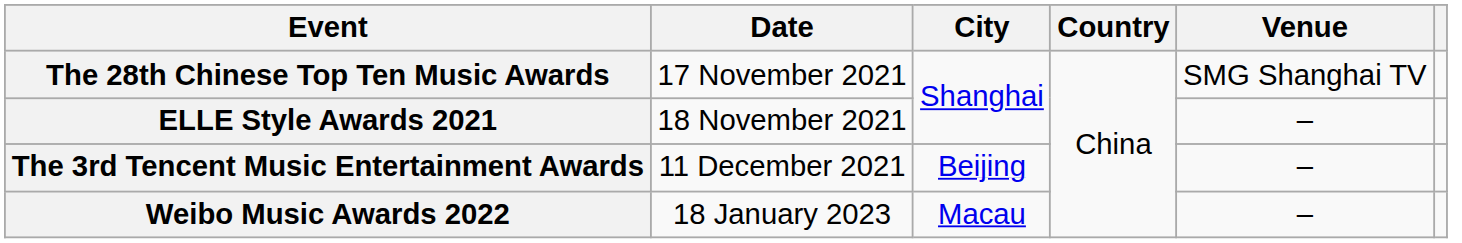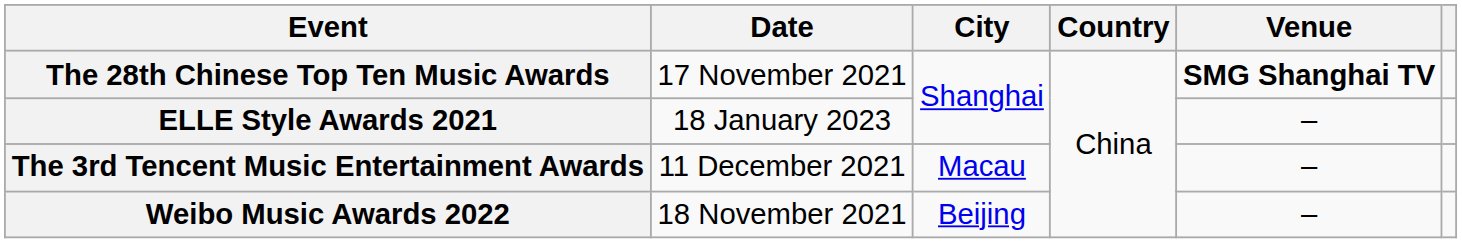(1305, 74) normal -> (1309, 74) bold
(782, 120) 18 November 2021 -> (782, 120) 18 January 2023
(982, 167) Beijing -> (982, 167) Macau
(782, 213) 18 January 2023 -> (782, 213) 18 November 2021
(982, 213) Macau -> (982, 213) Beijing
